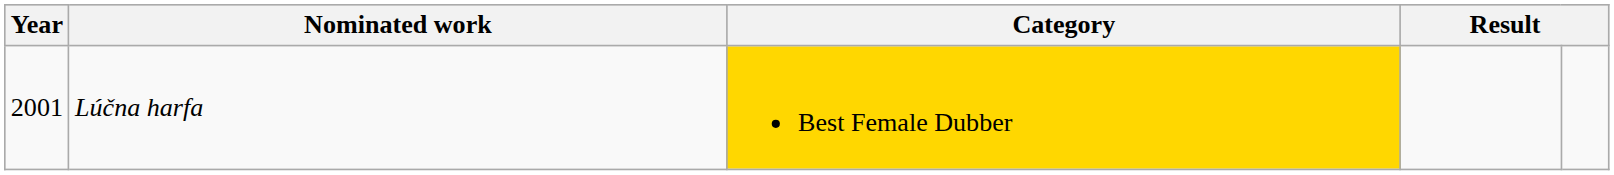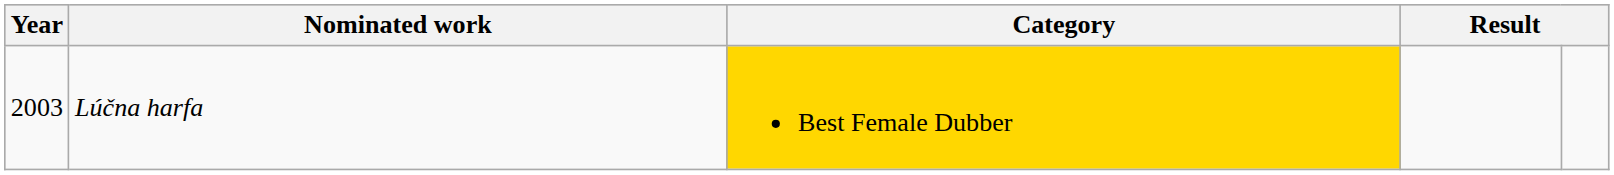(37, 107) 2001 -> (37, 107) 2003
